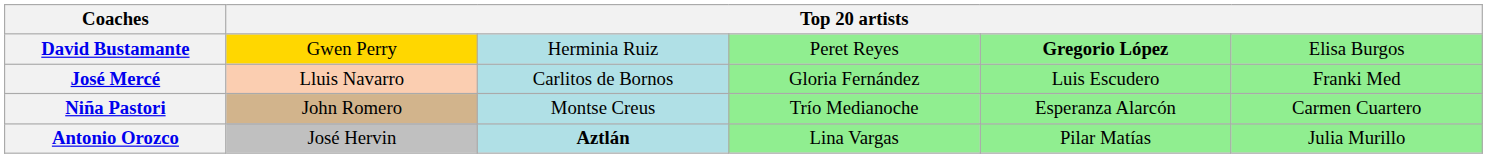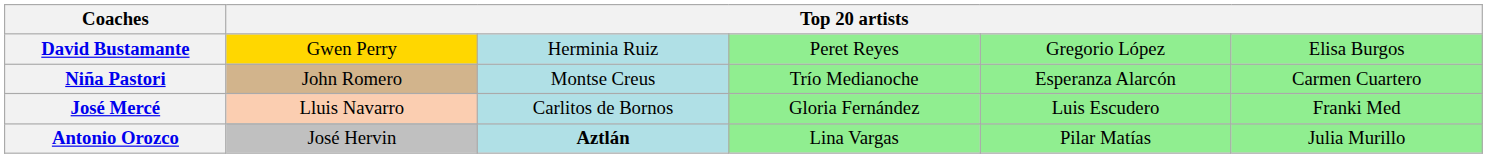(1105, 49) bold -> (1105, 49) normal
rows swapped: (115, 108) <-> (115, 78)
